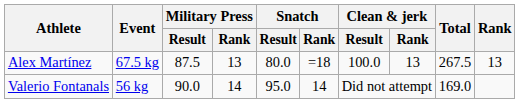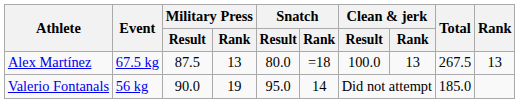(234, 86) 14 -> (234, 86) 19
(455, 86) 169.0 -> (455, 86) 185.0
